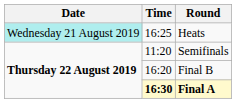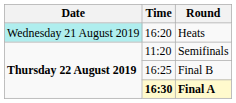(158, 32) 16:25 -> (158, 32) 16:20
(158, 70) 16:20 -> (158, 70) 16:25
